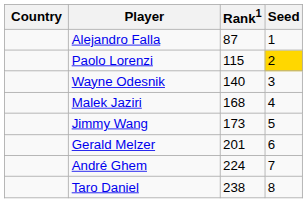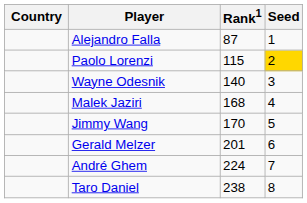(234, 123) 173 -> (234, 123) 170
